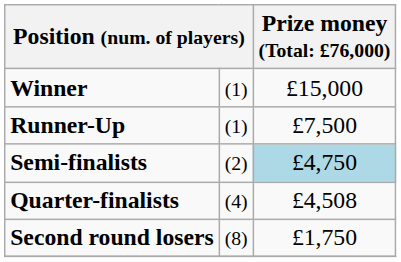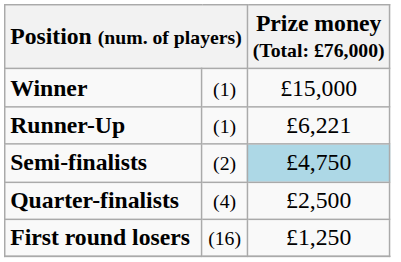(324, 125) £7,500 -> (319, 125) £6,221
(324, 200) £4,508 -> (319, 200) £2,500
- row: (112, 237)
+ row: (100, 237)
